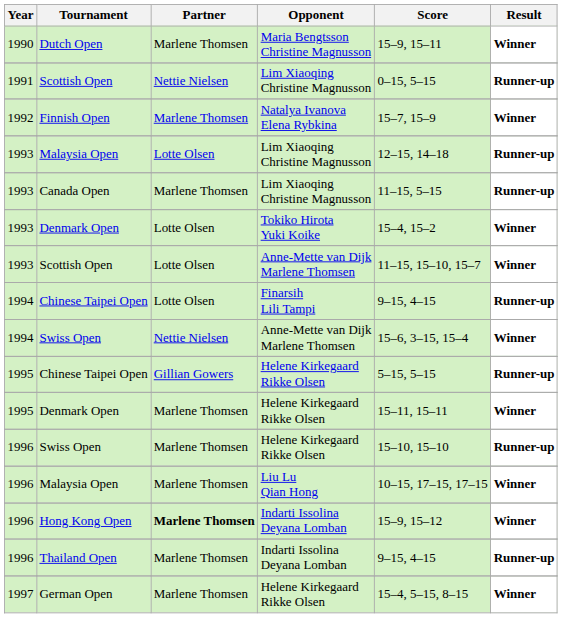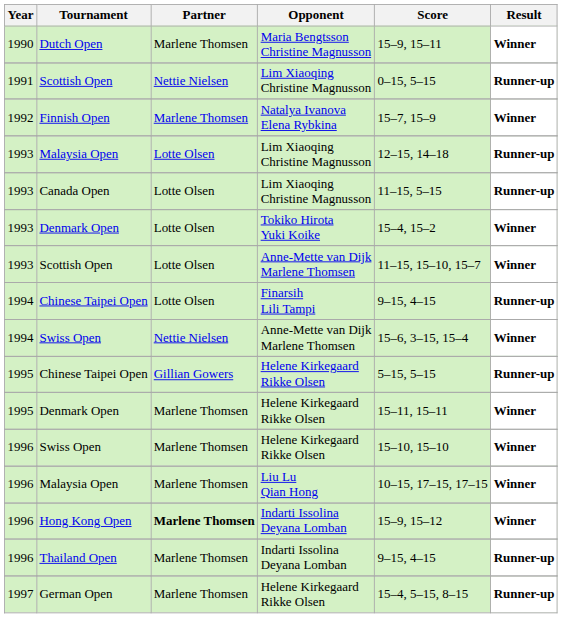(201, 191) Marlene Thomsen -> (184, 191) Lotte Olsen
(524, 448) Runner-up -> (515, 448) Winner
(515, 594) Winner -> (524, 594) Runner-up
